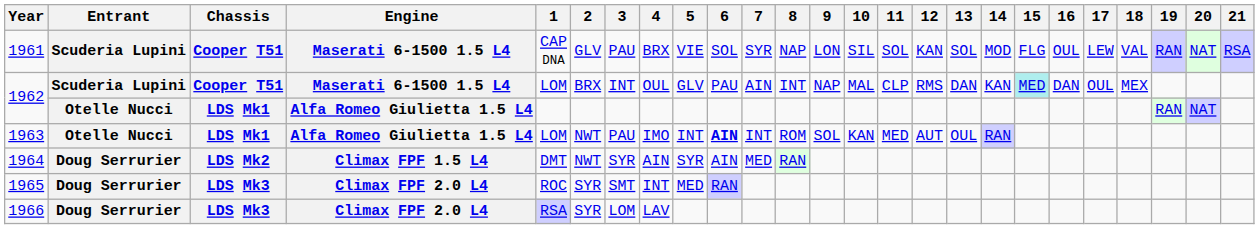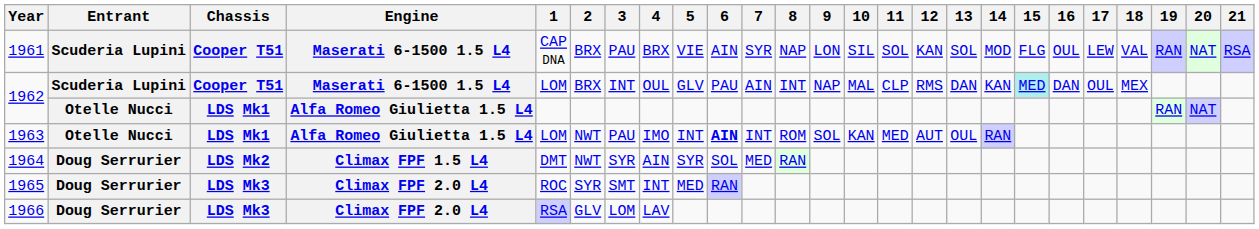(588, 51) GLV -> (588, 51) BRX
(724, 51) SOL -> (724, 51) AIN
(724, 161) AIN -> (724, 161) SOL
(588, 211) SYR -> (588, 211) GLV
